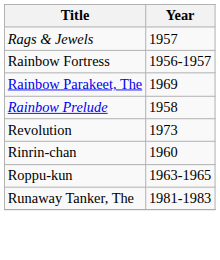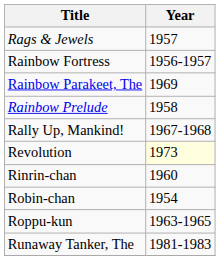+ row: (66, 130)
(163, 130) no background -> (163, 152) lightyellow background
+ row: (41, 198)
